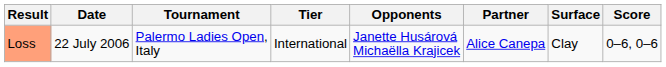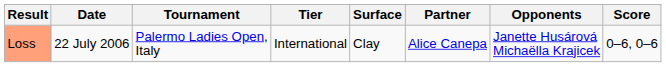columns swapped: (576, 15) <-> (407, 15)
